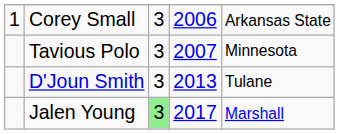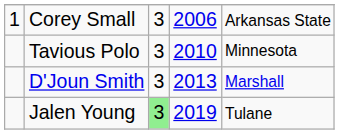(195, 50) 2007 -> (195, 50) 2010
(249, 82) Tulane -> (254, 82) Marshall
(195, 112) 2017 -> (195, 112) 2019
(254, 113) Marshall -> (249, 113) Tulane
